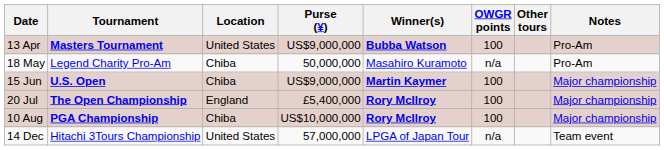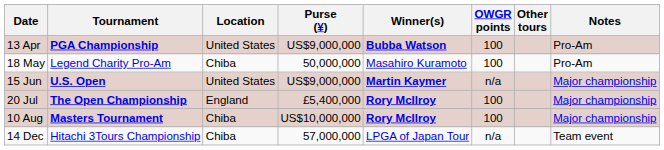(107, 45) Masters Tournament -> (104, 45) PGA Championship
(493, 63) n/a -> (493, 63) 100
(221, 81) Chiba -> (240, 81) United States
(493, 81) 100 -> (493, 81) n/a
(104, 118) PGA Championship -> (107, 118) Masters Tournament
(240, 136) United States -> (221, 136) Chiba
